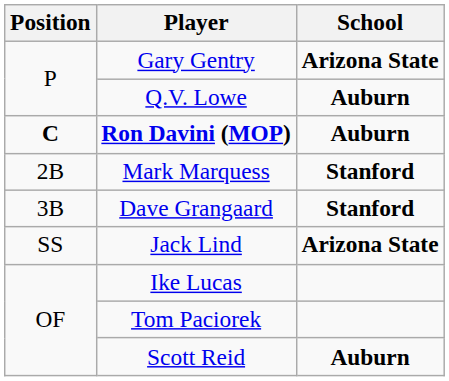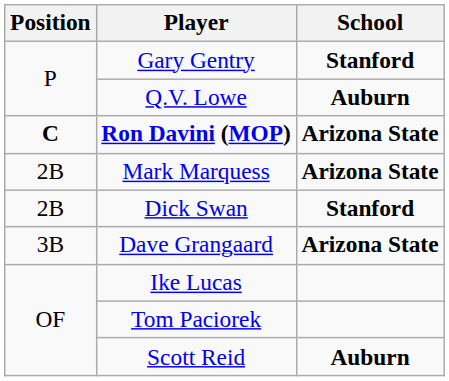(370, 60) Arizona State -> (370, 60) Stanford
(370, 134) Auburn -> (370, 134) Arizona State
(370, 171) Stanford -> (370, 171) Arizona State
+ row: (196, 208)
(370, 208) Stanford -> (370, 245) Arizona State
- row: (196, 245)
